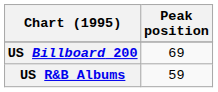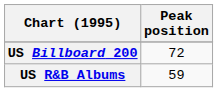(176, 53) 69 -> (176, 53) 72
